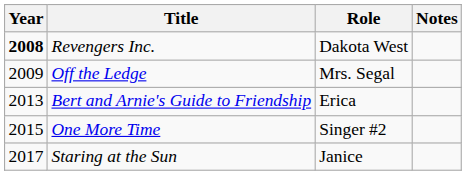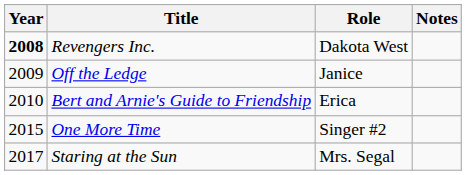(357, 73) Mrs. Segal -> (341, 73) Janice
(26, 101) 2013 -> (26, 101) 2010
(341, 156) Janice -> (357, 156) Mrs. Segal
